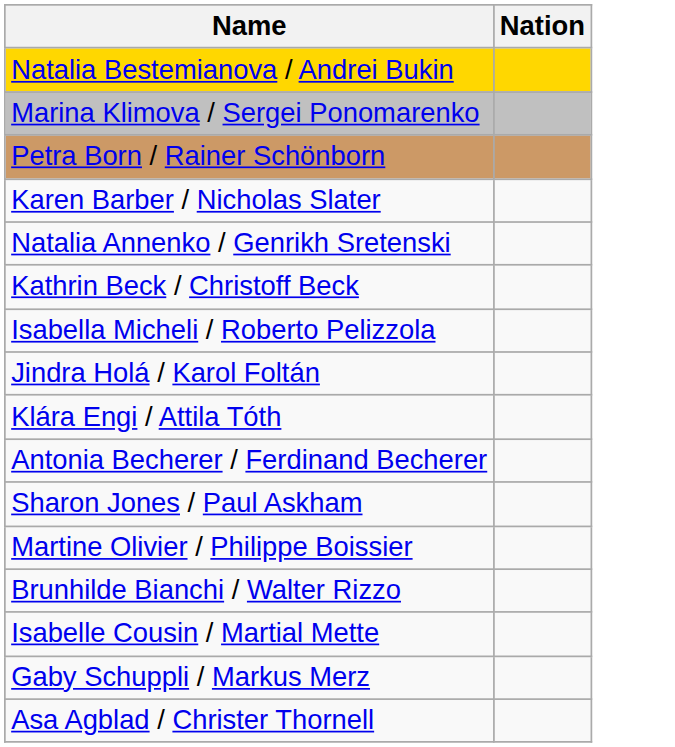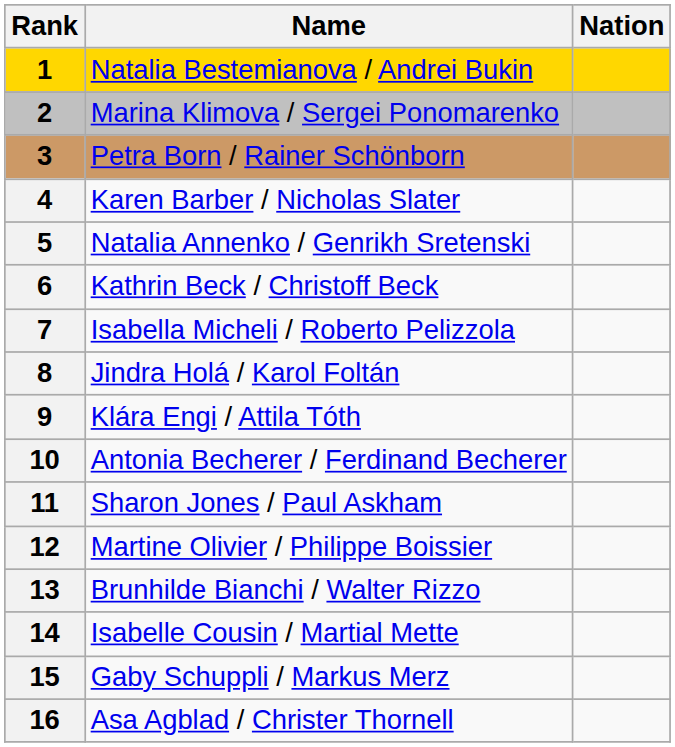+ column: (45, 26)
